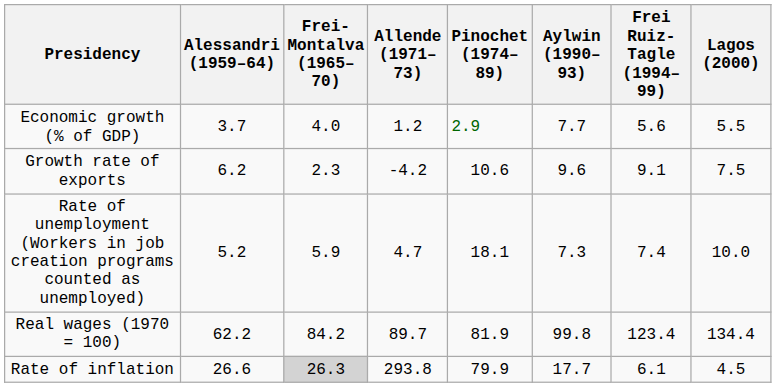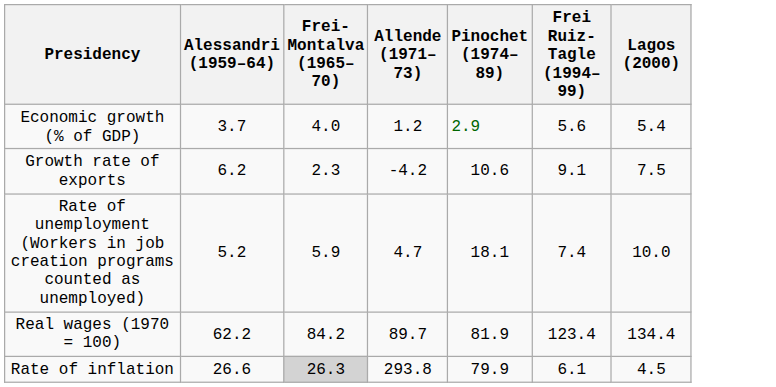- column: (572, 55)
(731, 127) 5.5 -> (651, 127) 5.4
